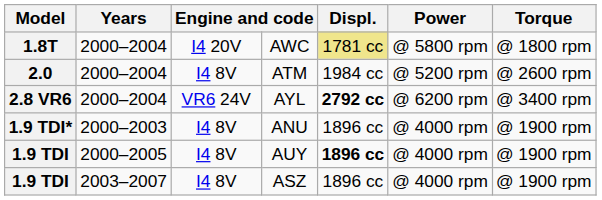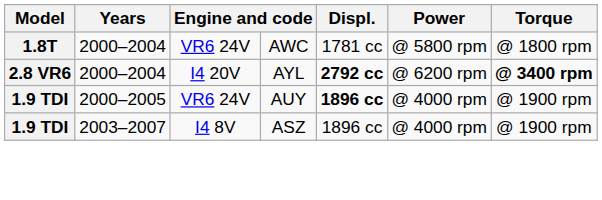(216, 45) I4 20V -> (215, 45) VR6 24V
(353, 45) khaki background -> (352, 45) no background
- row: (290, 72)
(216, 99) VR6 24V -> (215, 72) I4 20V
(544, 99) normal -> (544, 72) bold
- row: (290, 126)
(216, 153) I4 8V -> (215, 99) VR6 24V
